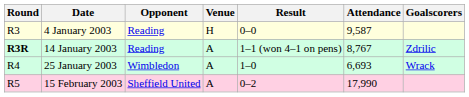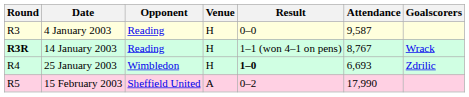(210, 48) A -> (210, 48) H
(421, 48) Zdrilic -> (420, 48) Wrack
(210, 65) A -> (210, 65) H
(248, 65) normal -> (248, 65) bold
(420, 65) Wrack -> (421, 65) Zdrilic
